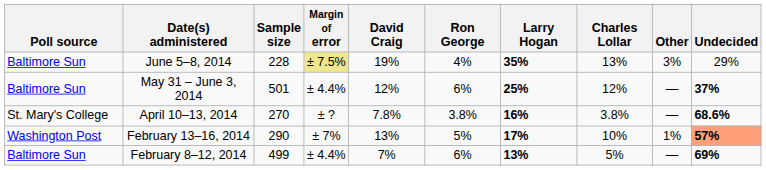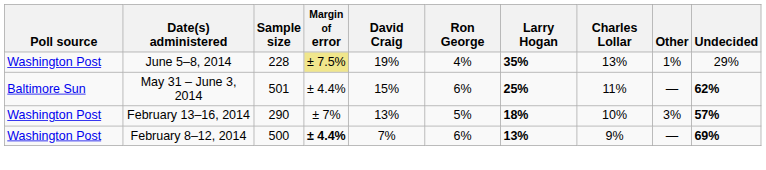(46, 62) Baltimore Sun -> (54, 62) Washington Post
(672, 62) 3% -> (672, 62) 1%
(387, 89) 12% -> (387, 89) 15%
(615, 89) 12% -> (615, 89) 11%
(707, 89) 37% -> (707, 89) 62%
- row: (189, 115)
(516, 135) 17% -> (516, 115) 18%
(672, 135) 1% -> (672, 115) 3%
(707, 135) lightsalmon background -> (707, 115) no background
(46, 155) Baltimore Sun -> (54, 135) Washington Post
(279, 155) 499 -> (279, 135) 500
(326, 155) normal -> (326, 135) bold
(615, 155) 5% -> (615, 135) 9%
